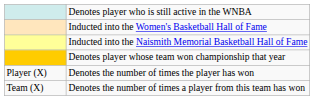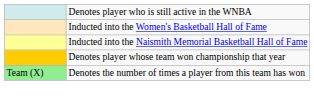- row: (161, 73)
(25, 88) no background -> (25, 73) lightgreen background
